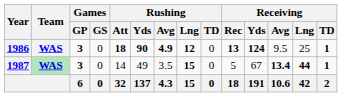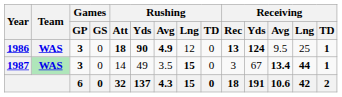(189, 48) bold -> (189, 48) normal
(233, 65) 5 -> (233, 65) 3
